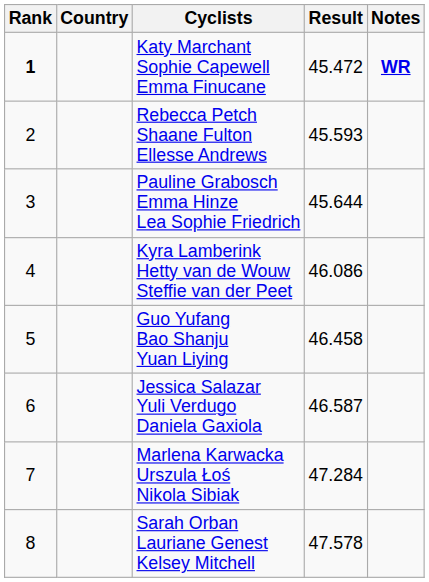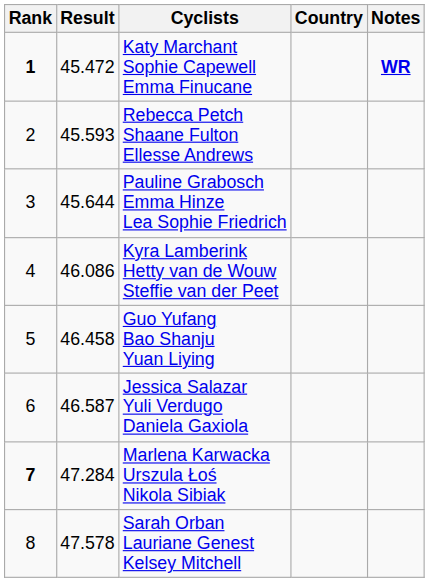columns swapped: (94, 18) <-> (336, 18)
(30, 475) normal -> (30, 475) bold
